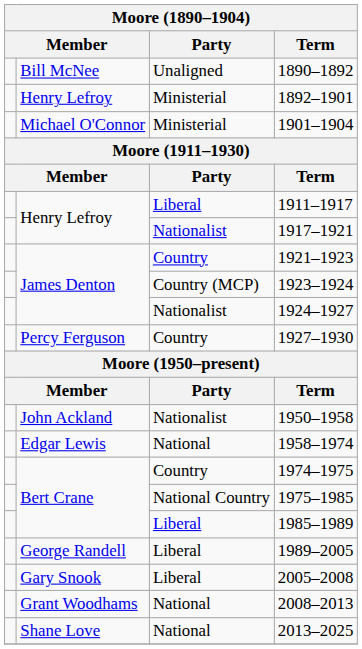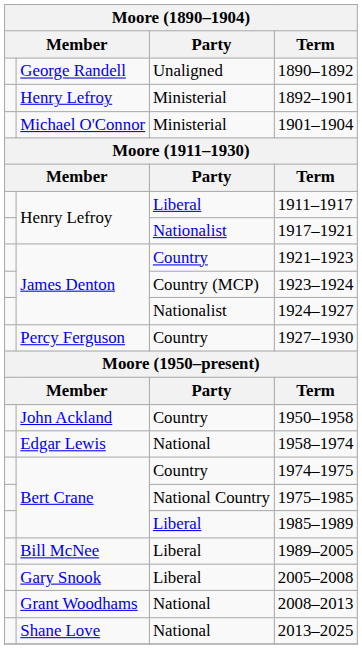(60, 71) Bill McNee -> (73, 71) George Randell
(190, 417) Nationalist -> (180, 417) Country
(73, 550) George Randell -> (60, 550) Bill McNee
